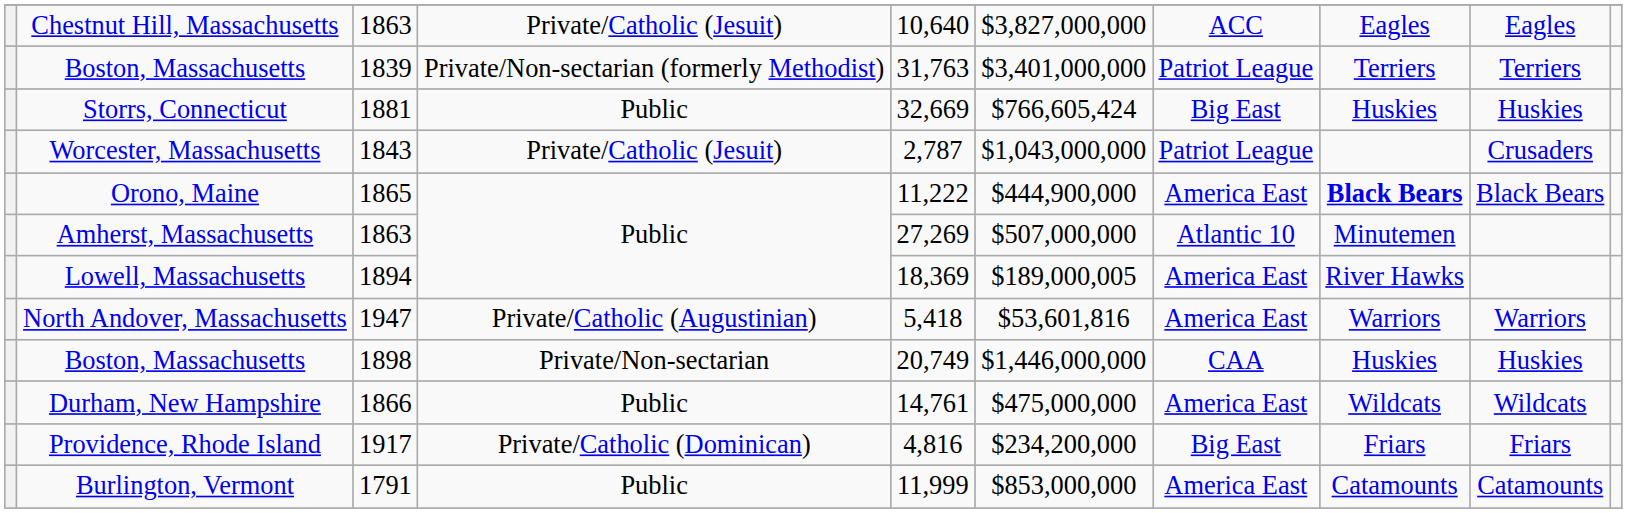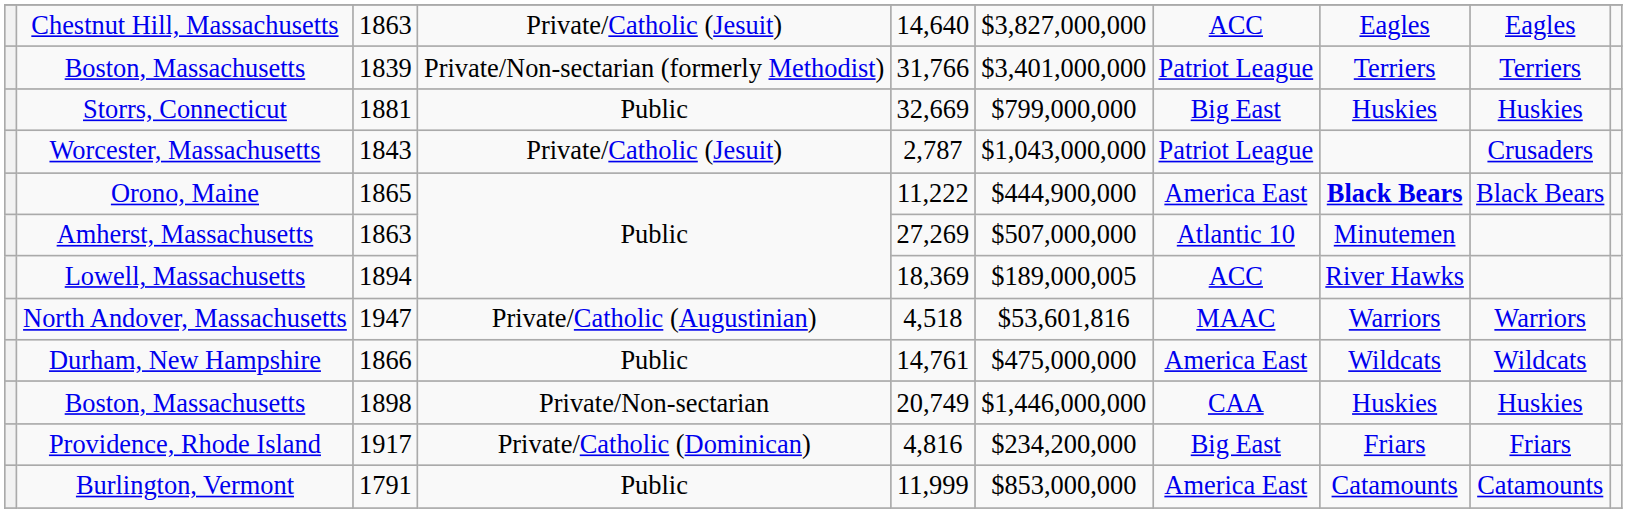(933, 25) 10,640 -> (933, 25) 14,640
(933, 67) 31,763 -> (933, 67) 31,766
(1064, 109) $766,605,424 -> (1064, 109) $799,000,000
(1236, 276) America East -> (1236, 276) ACC
(933, 318) 5,418 -> (933, 318) 4,518
(1236, 318) America East -> (1236, 318) MAAC
rows swapped: (185, 402) <-> (185, 360)
